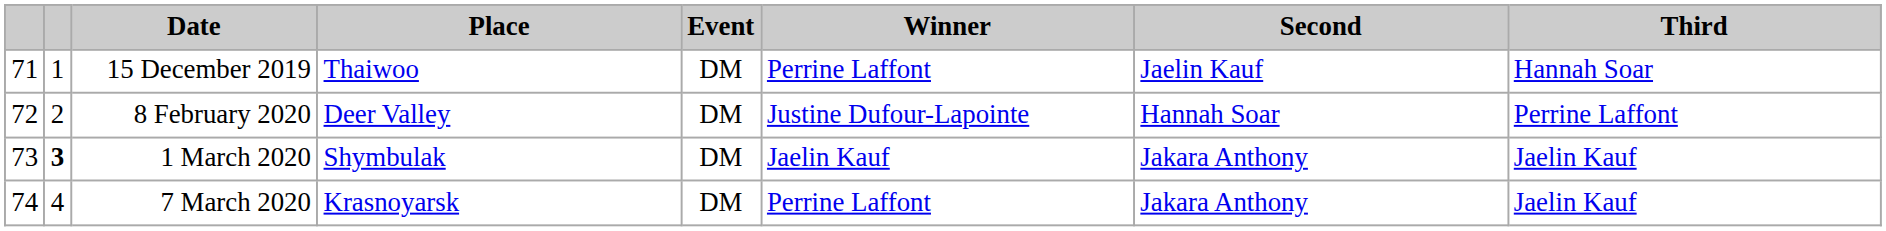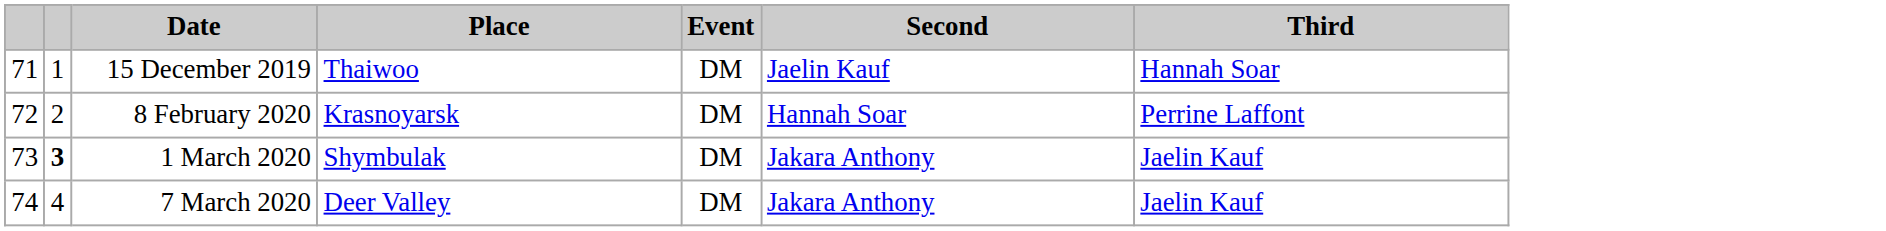- column: (947, 26)
(387, 113) Deer Valley -> (391, 113) Krasnoyarsk
(391, 201) Krasnoyarsk -> (387, 201) Deer Valley
